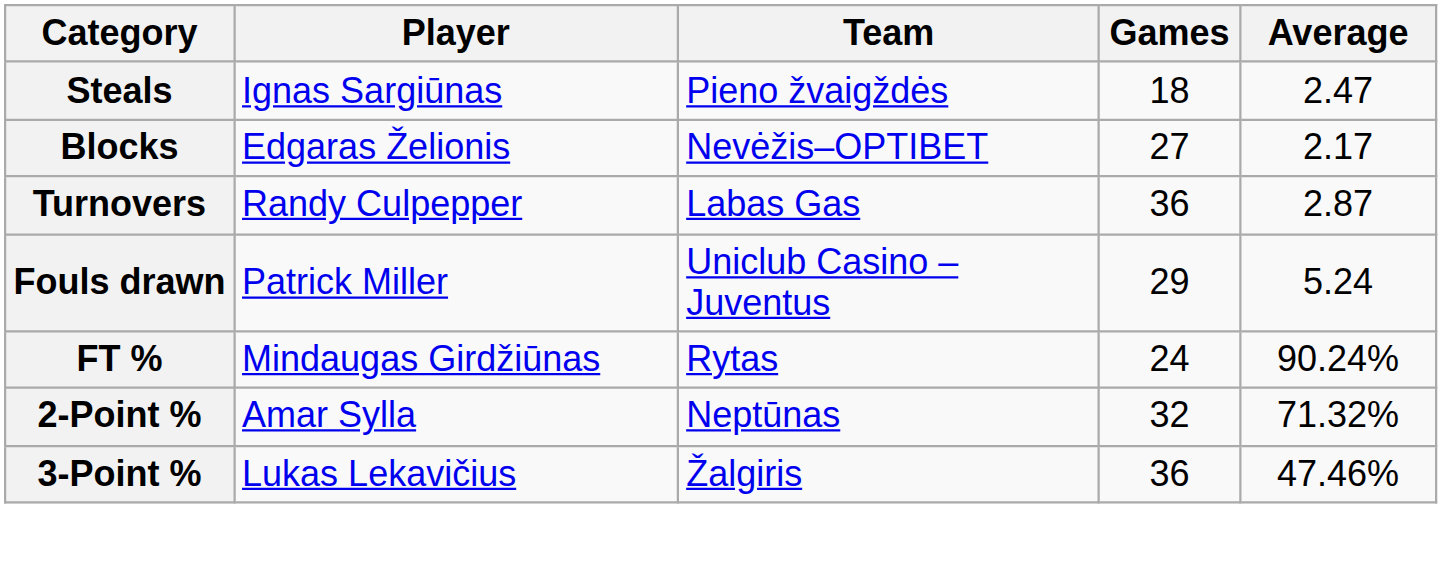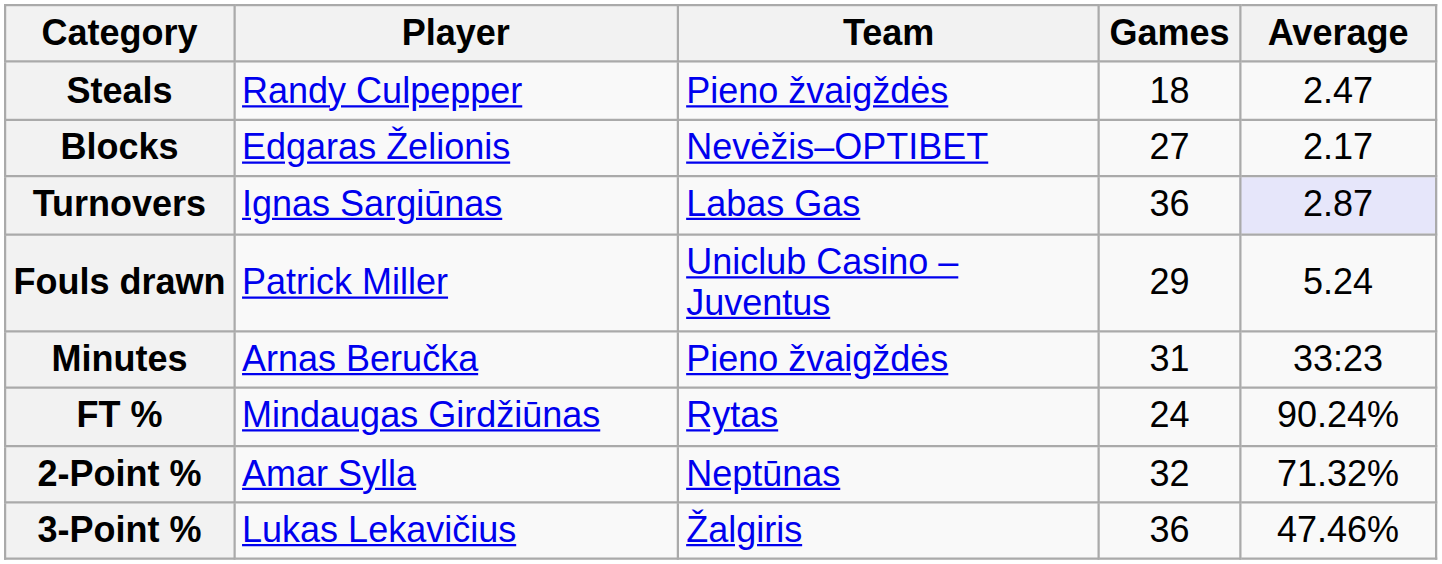(372, 90) Ignas Sargiūnas -> (382, 90) Randy Culpepper
(382, 204) Randy Culpepper -> (372, 204) Ignas Sargiūnas
(1338, 204) no background -> (1338, 204) lavender background
+ row: (119, 359)
